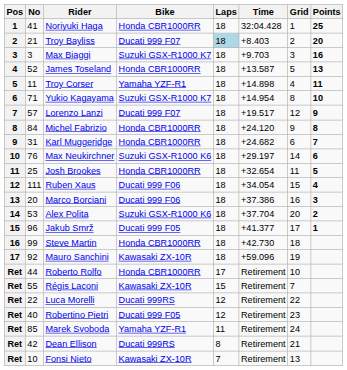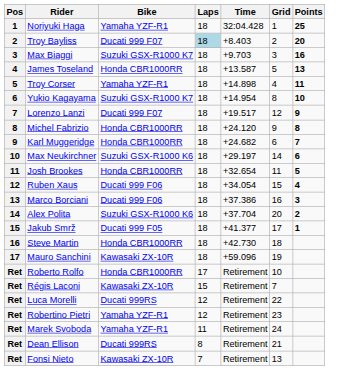- column: (34, 12)
(160, 26) Honda CBR1000RR -> (134, 26) Yamaha YZF-R1
(149, 315) Ducati 999 F05 -> (134, 315) Yamaha YZF-R1
